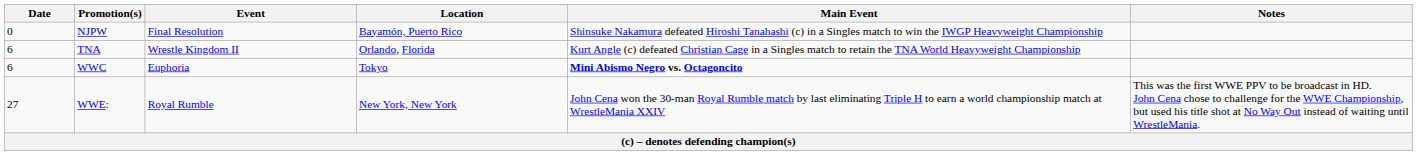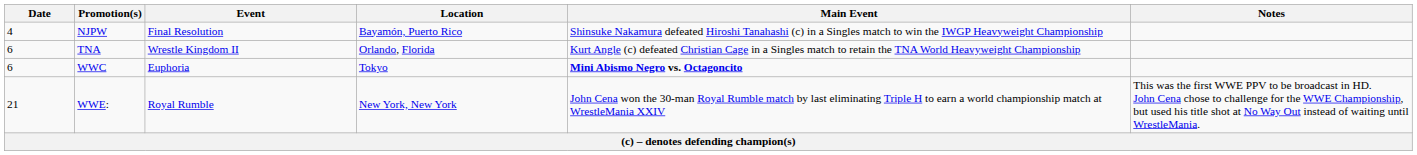(10, 31) 0 -> (10, 31) 4
(13, 104) 27 -> (13, 104) 21
